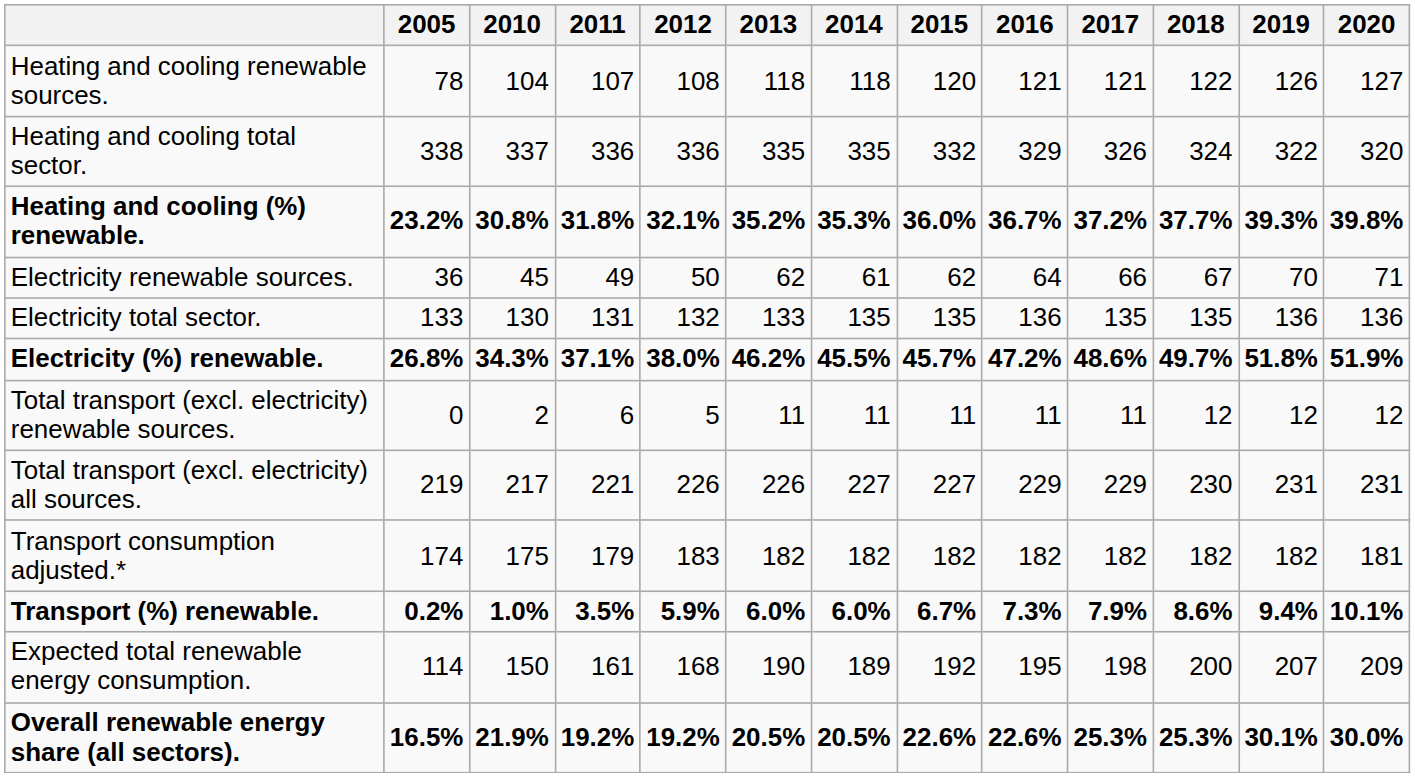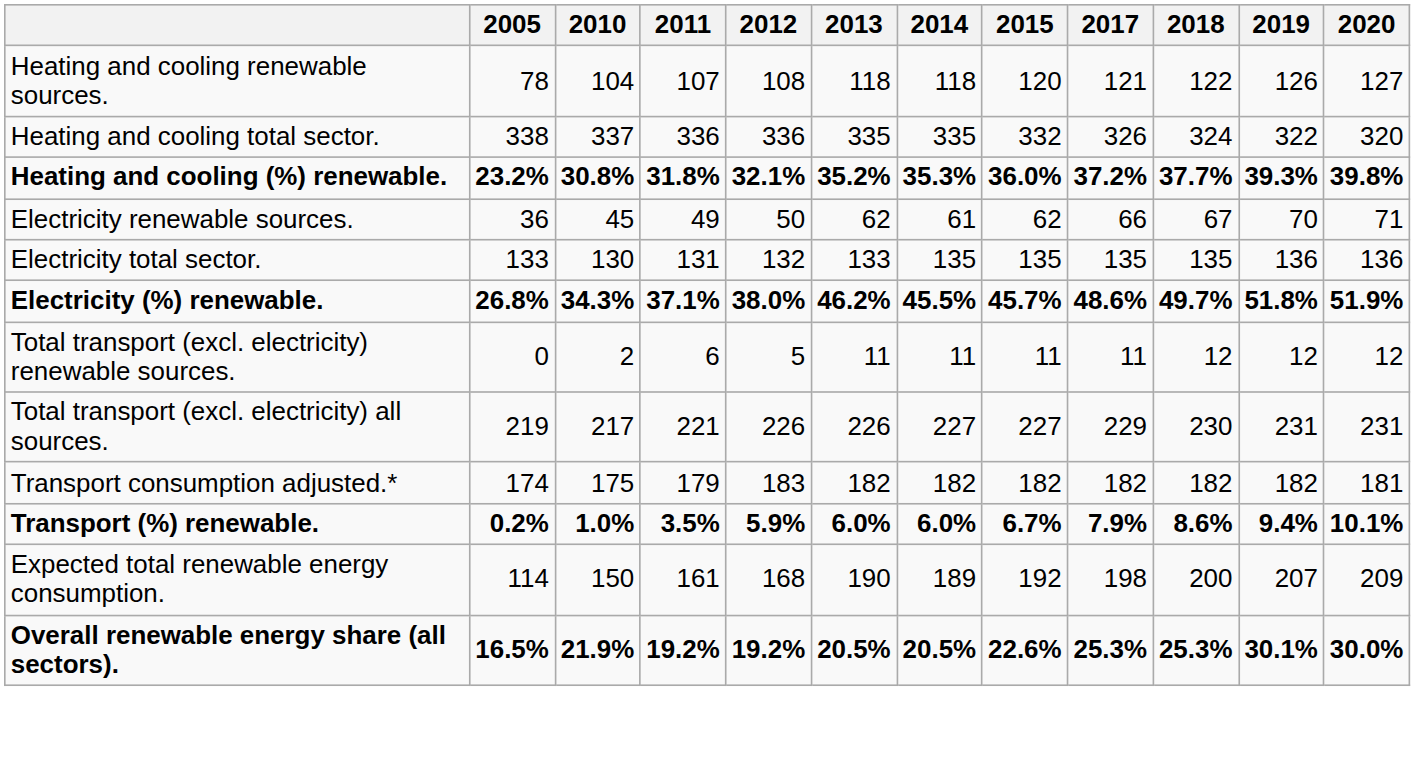- column: (1025, 25)
